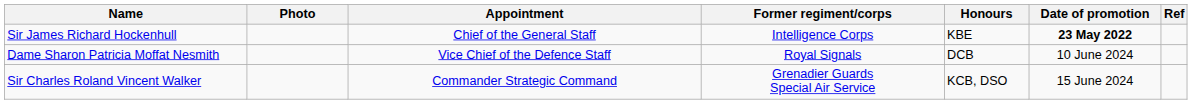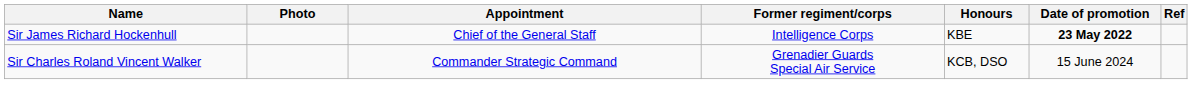- row: (113, 54)
